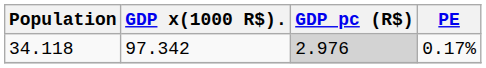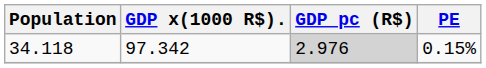(449, 49) 0.17% -> (449, 49) 0.15%
